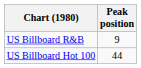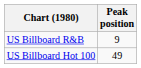(117, 55) 44 -> (117, 55) 49
